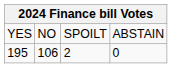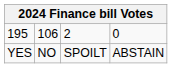rows swapped: (20, 33) <-> (18, 53)
